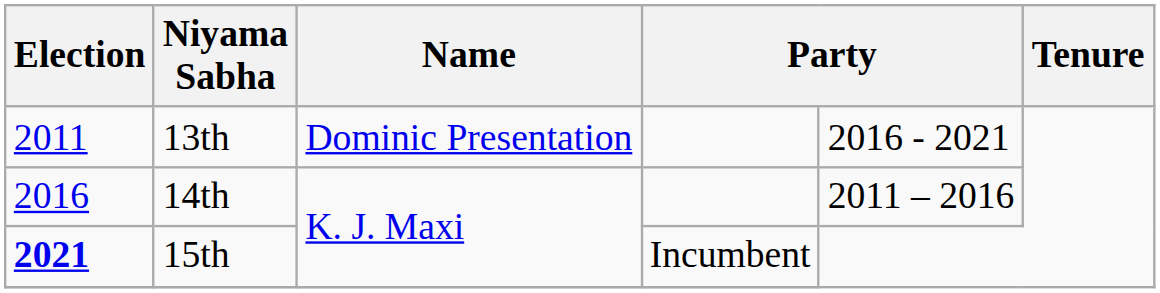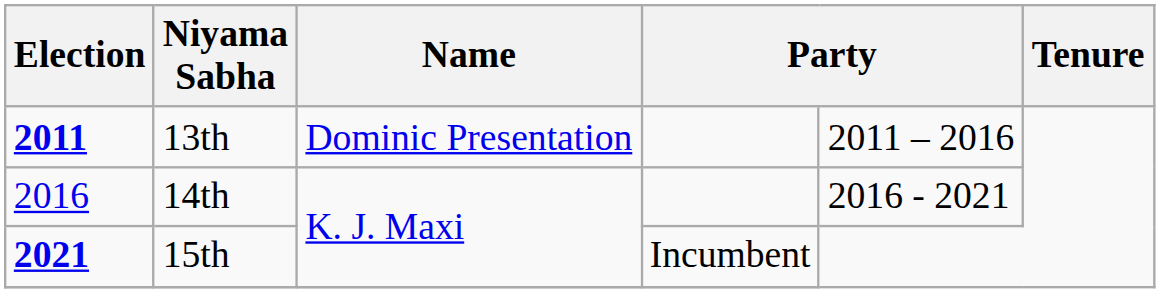(51, 136) normal -> (50, 136) bold
(919, 136) 2016 - 2021 -> (921, 136) 2011 – 2016
(921, 195) 2011 – 2016 -> (919, 195) 2016 - 2021
